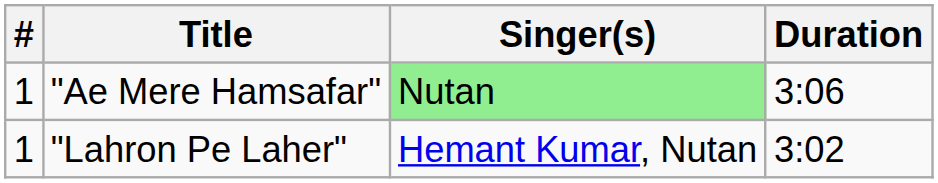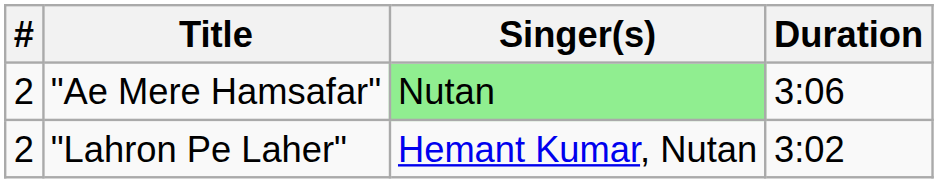(24, 92) 1 -> (24, 92) 2
(24, 149) 1 -> (24, 149) 2
